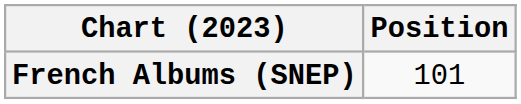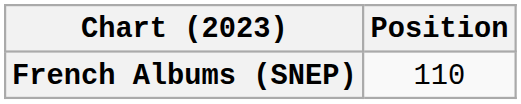(439, 75) 101 -> (439, 75) 110
